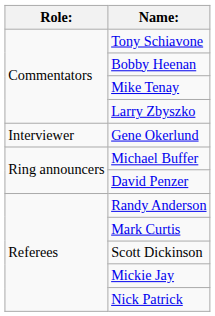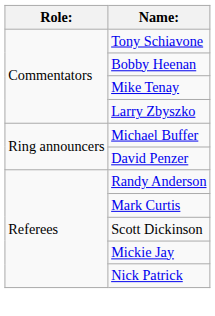- row: (155, 134)
